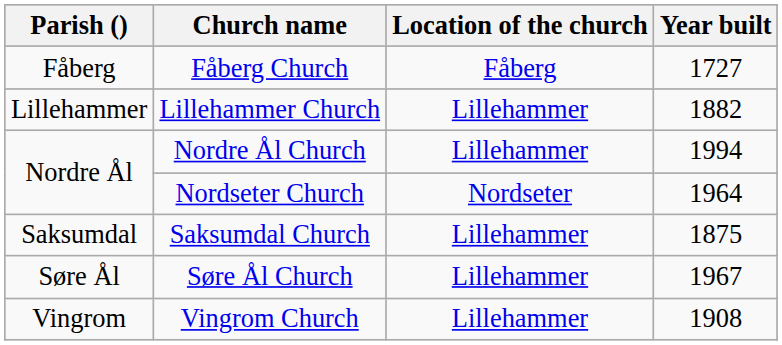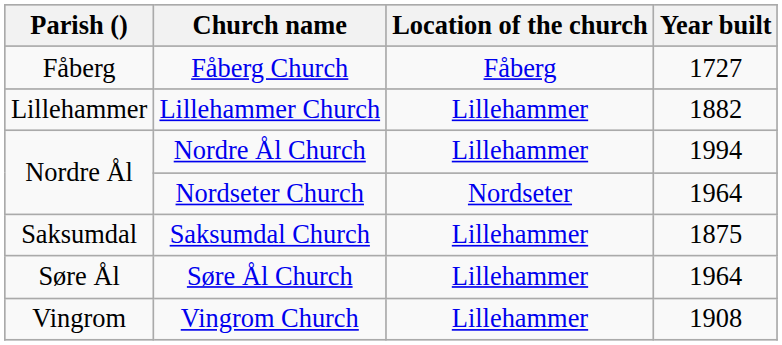(716, 276) 1967 -> (716, 276) 1964
